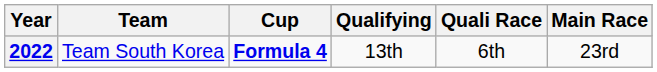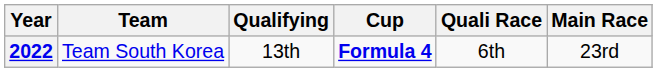columns swapped: (280, 21) <-> (384, 21)
